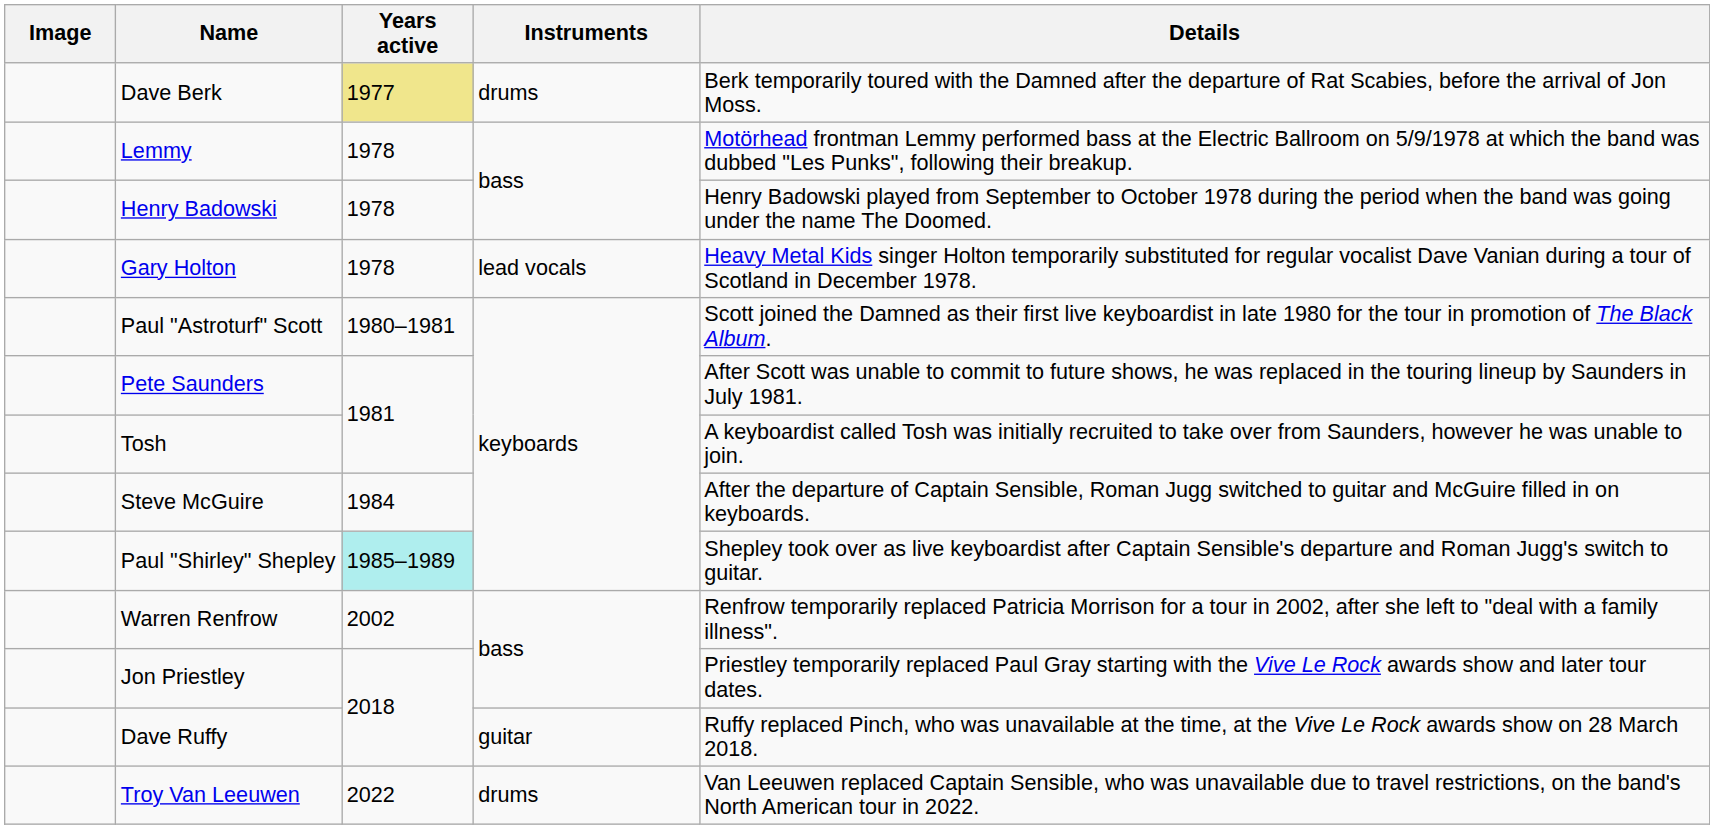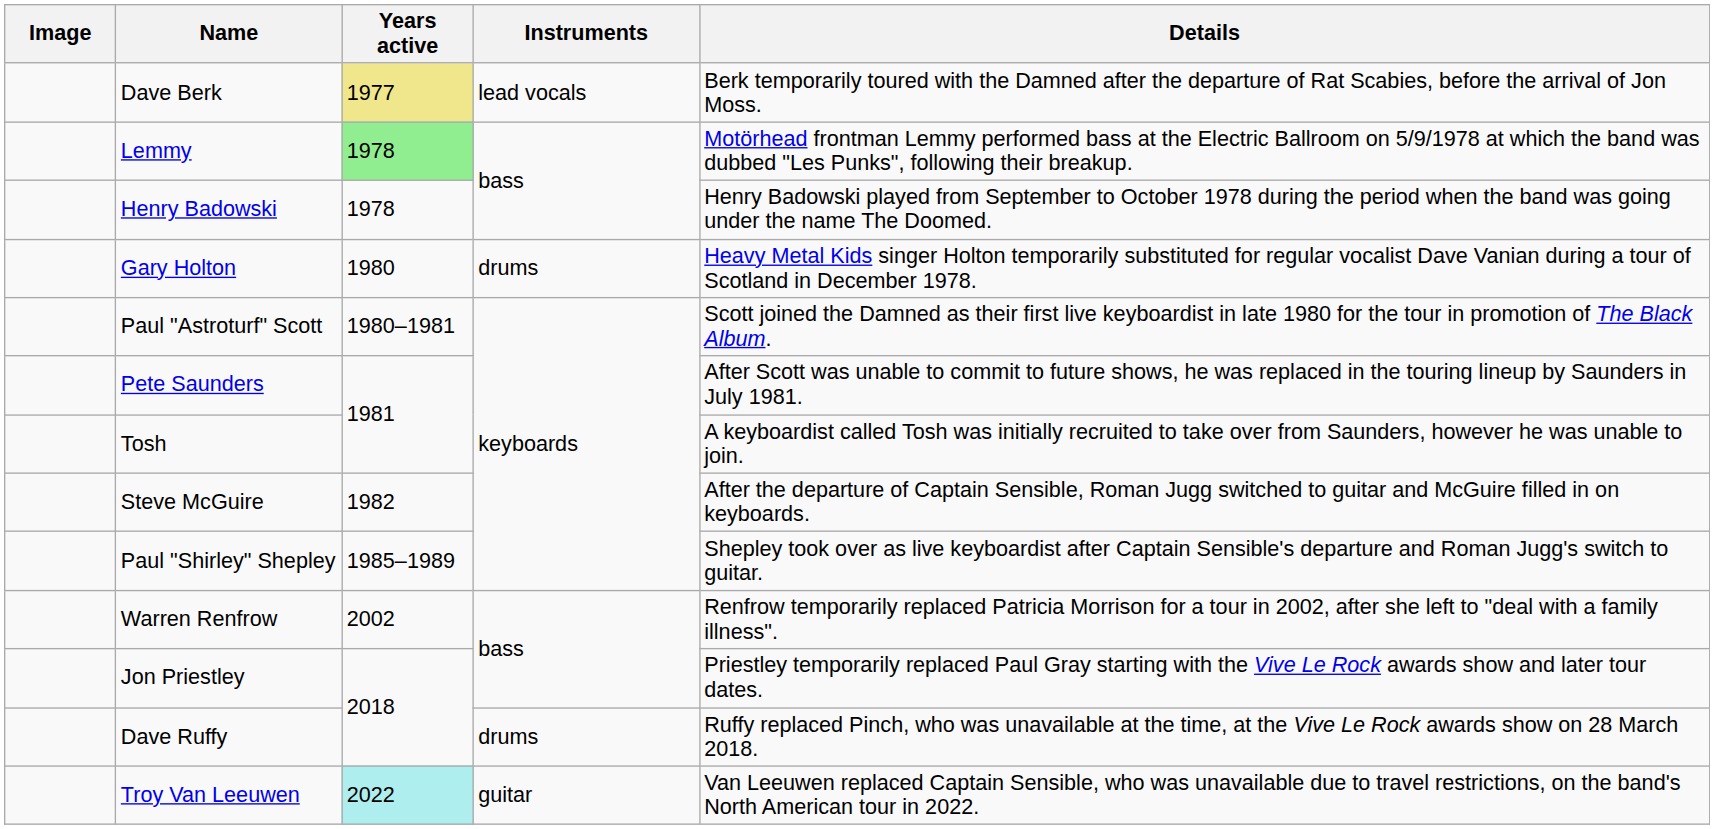(508, 92) drums -> (532, 92) lead vocals
(371, 150) no background -> (371, 150) lightgreen background
(371, 268) 1978 -> (371, 268) 1980
(532, 268) lead vocals -> (508, 268) drums
(371, 502) 1984 -> (371, 502) 1982
(401, 560) paleturquoise background -> (401, 560) no background
(505, 736) guitar -> (508, 736) drums
(371, 795) no background -> (371, 795) paleturquoise background
(508, 795) drums -> (505, 795) guitar
